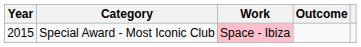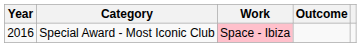(20, 33) 2015 -> (20, 33) 2016
